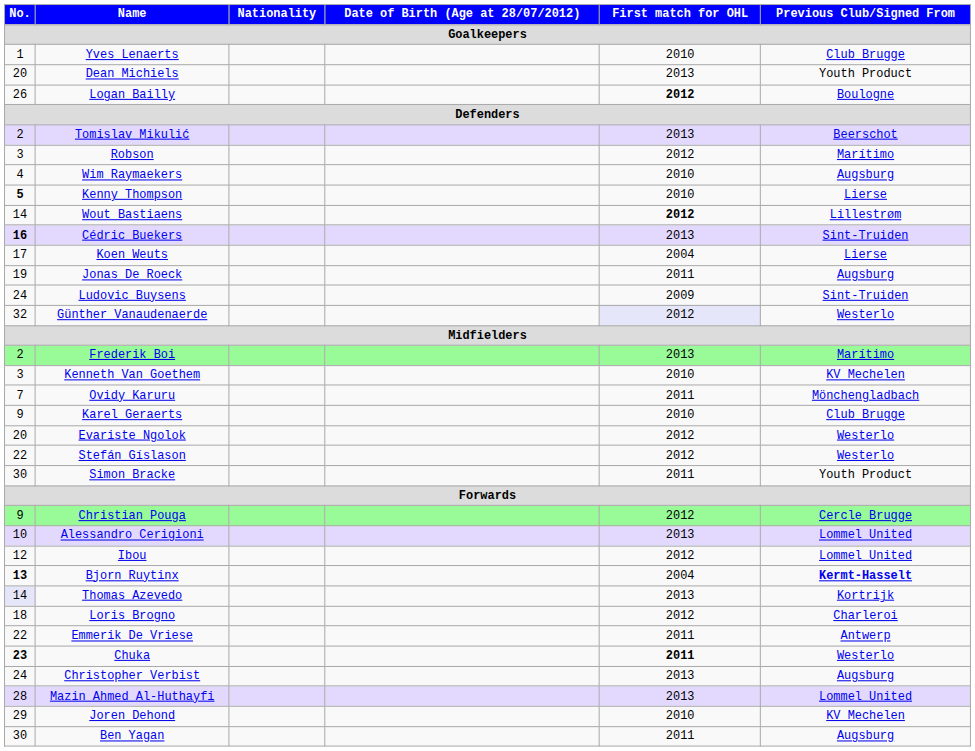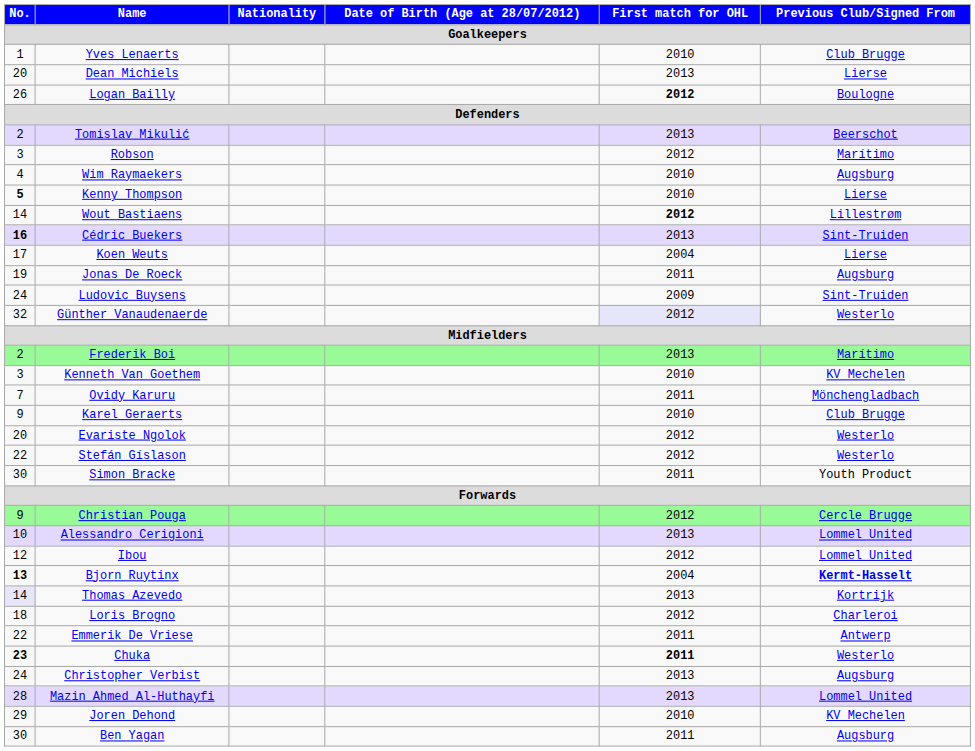(866, 74) Youth Product -> (866, 74) Lierse
